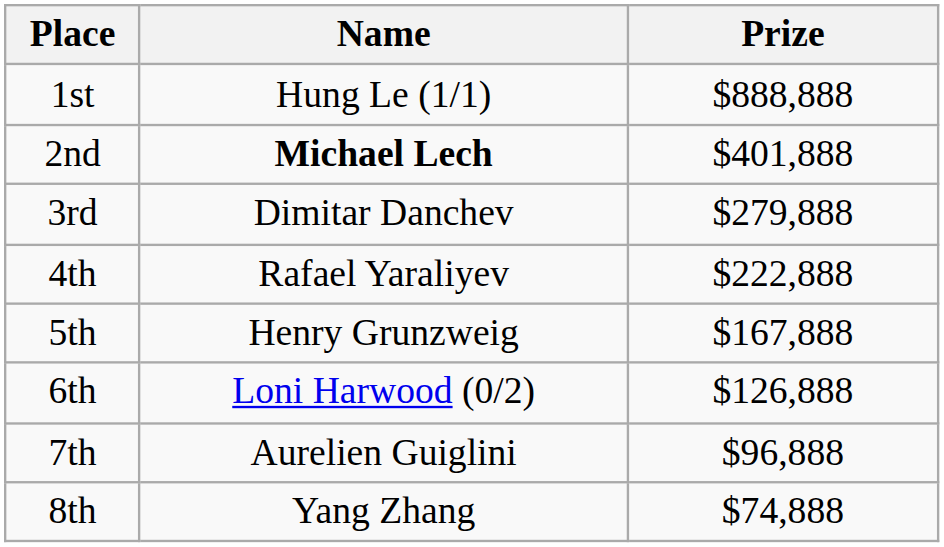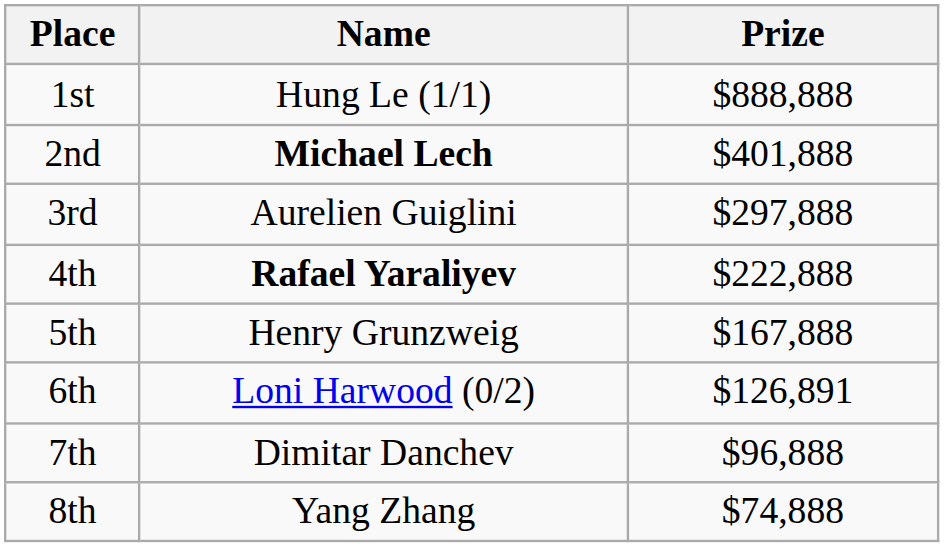(384, 213) Dimitar Danchev -> (384, 213) Aurelien Guiglini
(783, 213) $279,888 -> (783, 213) $297,888
(384, 272) normal -> (384, 272) bold
(783, 392) $126,888 -> (783, 392) $126,891
(384, 451) Aurelien Guiglini -> (384, 451) Dimitar Danchev
